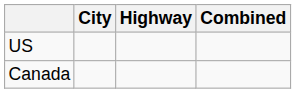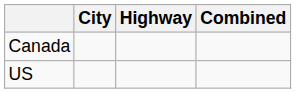rows swapped: (21, 46) <-> (39, 74)
